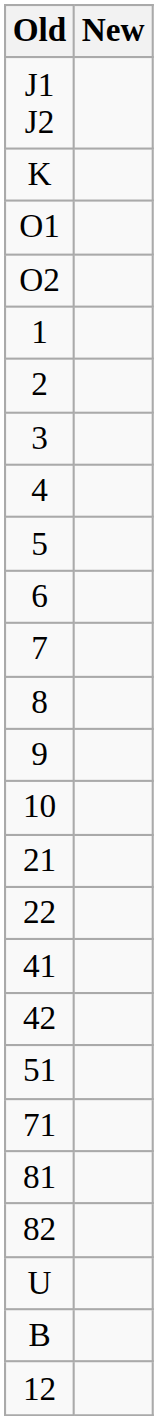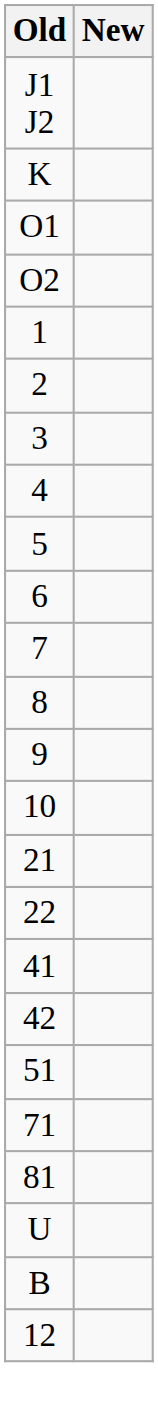- row: (40, 1229)
